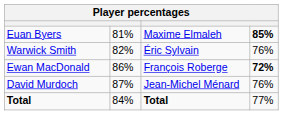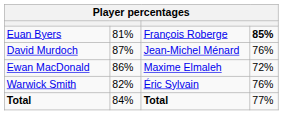(183, 34) Maxime Elmaleh -> (186, 34) François Roberge
rows swapped: (41, 51) <-> (42, 84)
(186, 67) François Roberge -> (183, 67) Maxime Elmaleh
(263, 67) bold -> (263, 67) normal
